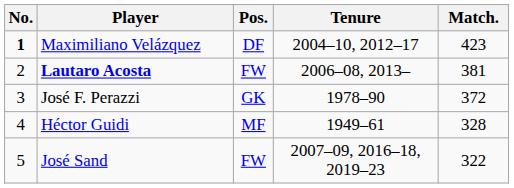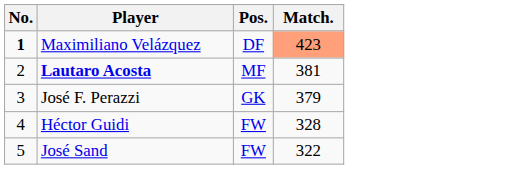- column: (356, 17)
(474, 44) no background -> (308, 44) lightsalmon background
(253, 71) FW -> (253, 71) MF
(474, 97) 372 -> (308, 97) 379
(253, 124) MF -> (253, 124) FW
